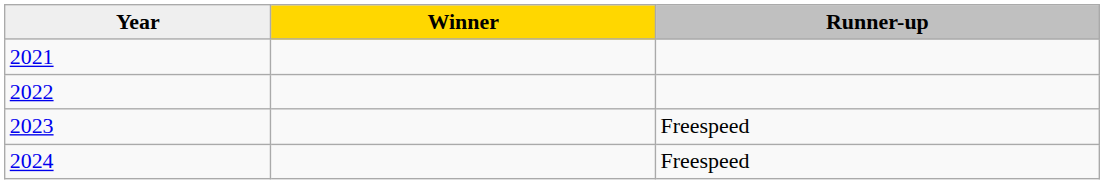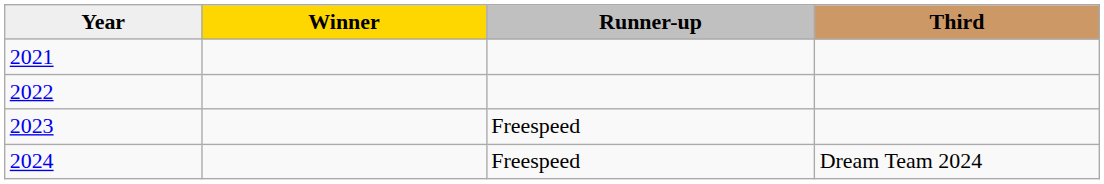+ column: (957, 21)
